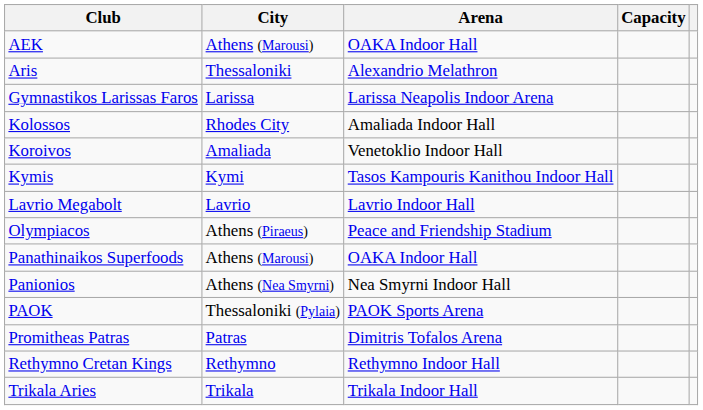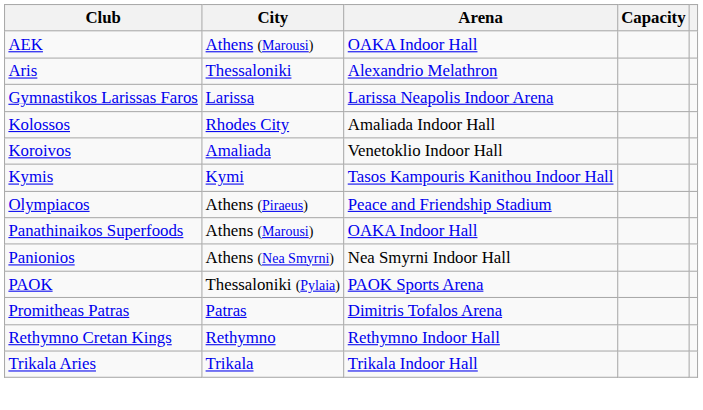- row: (65, 204)
